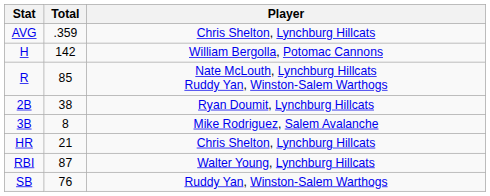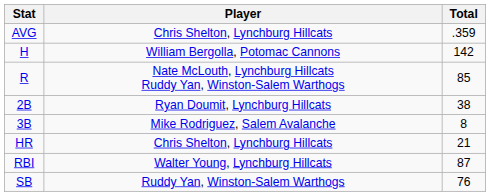columns swapped: (286, 14) <-> (65, 14)
